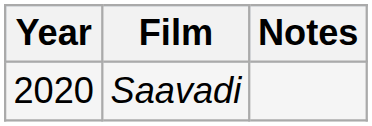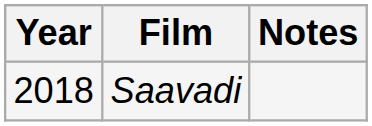(54, 90) 2020 -> (54, 90) 2018
